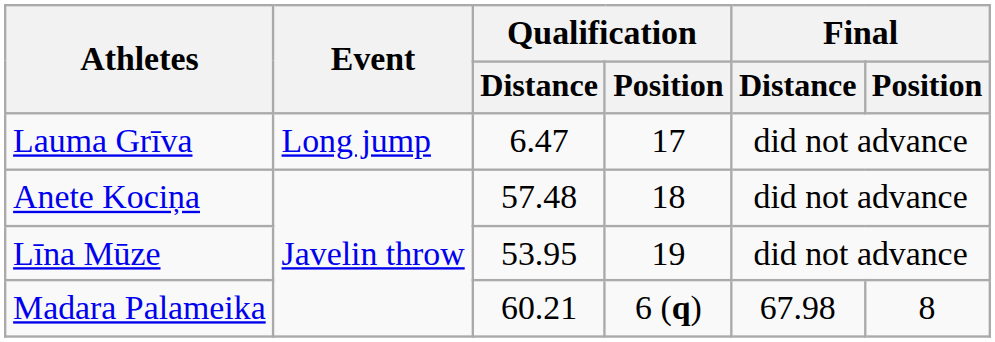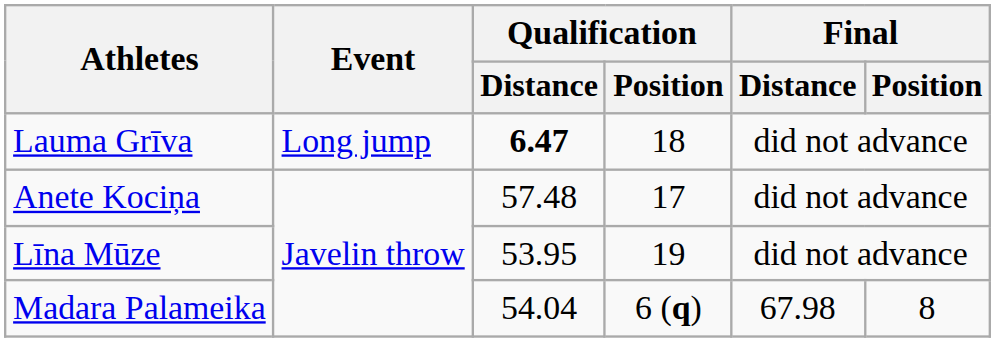(539, 141) normal -> (539, 141) bold
(668, 141) 17 -> (668, 141) 18
(668, 197) 18 -> (668, 197) 17
(539, 308) 60.21 -> (539, 308) 54.04
